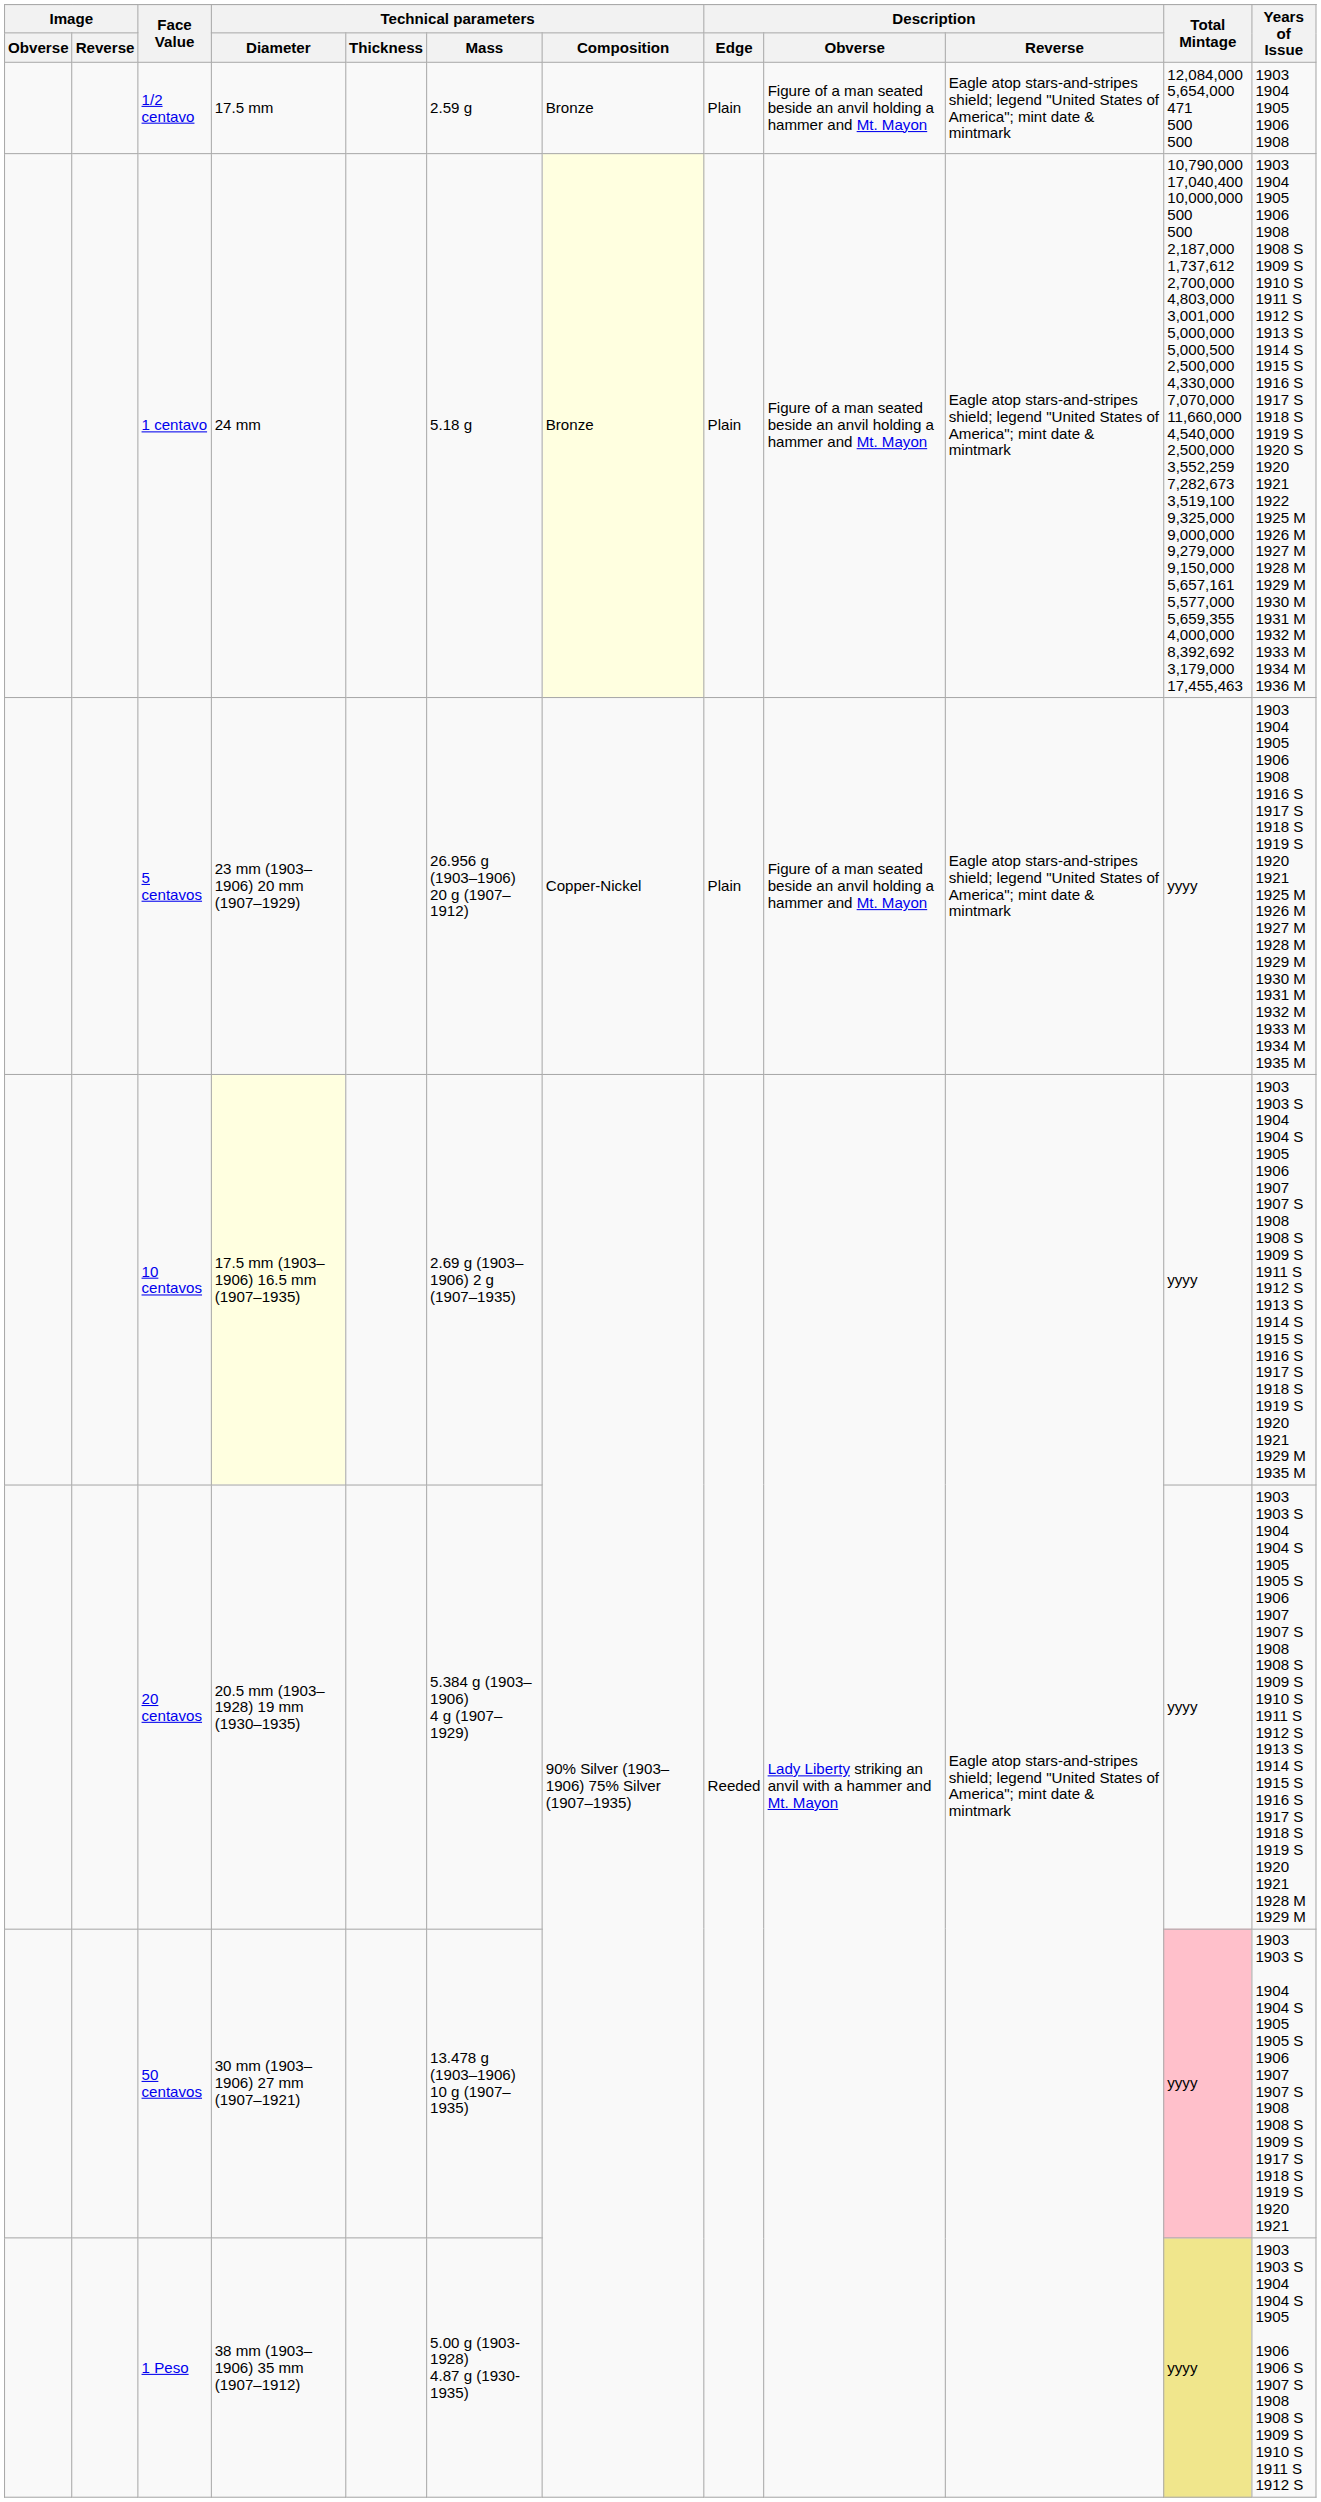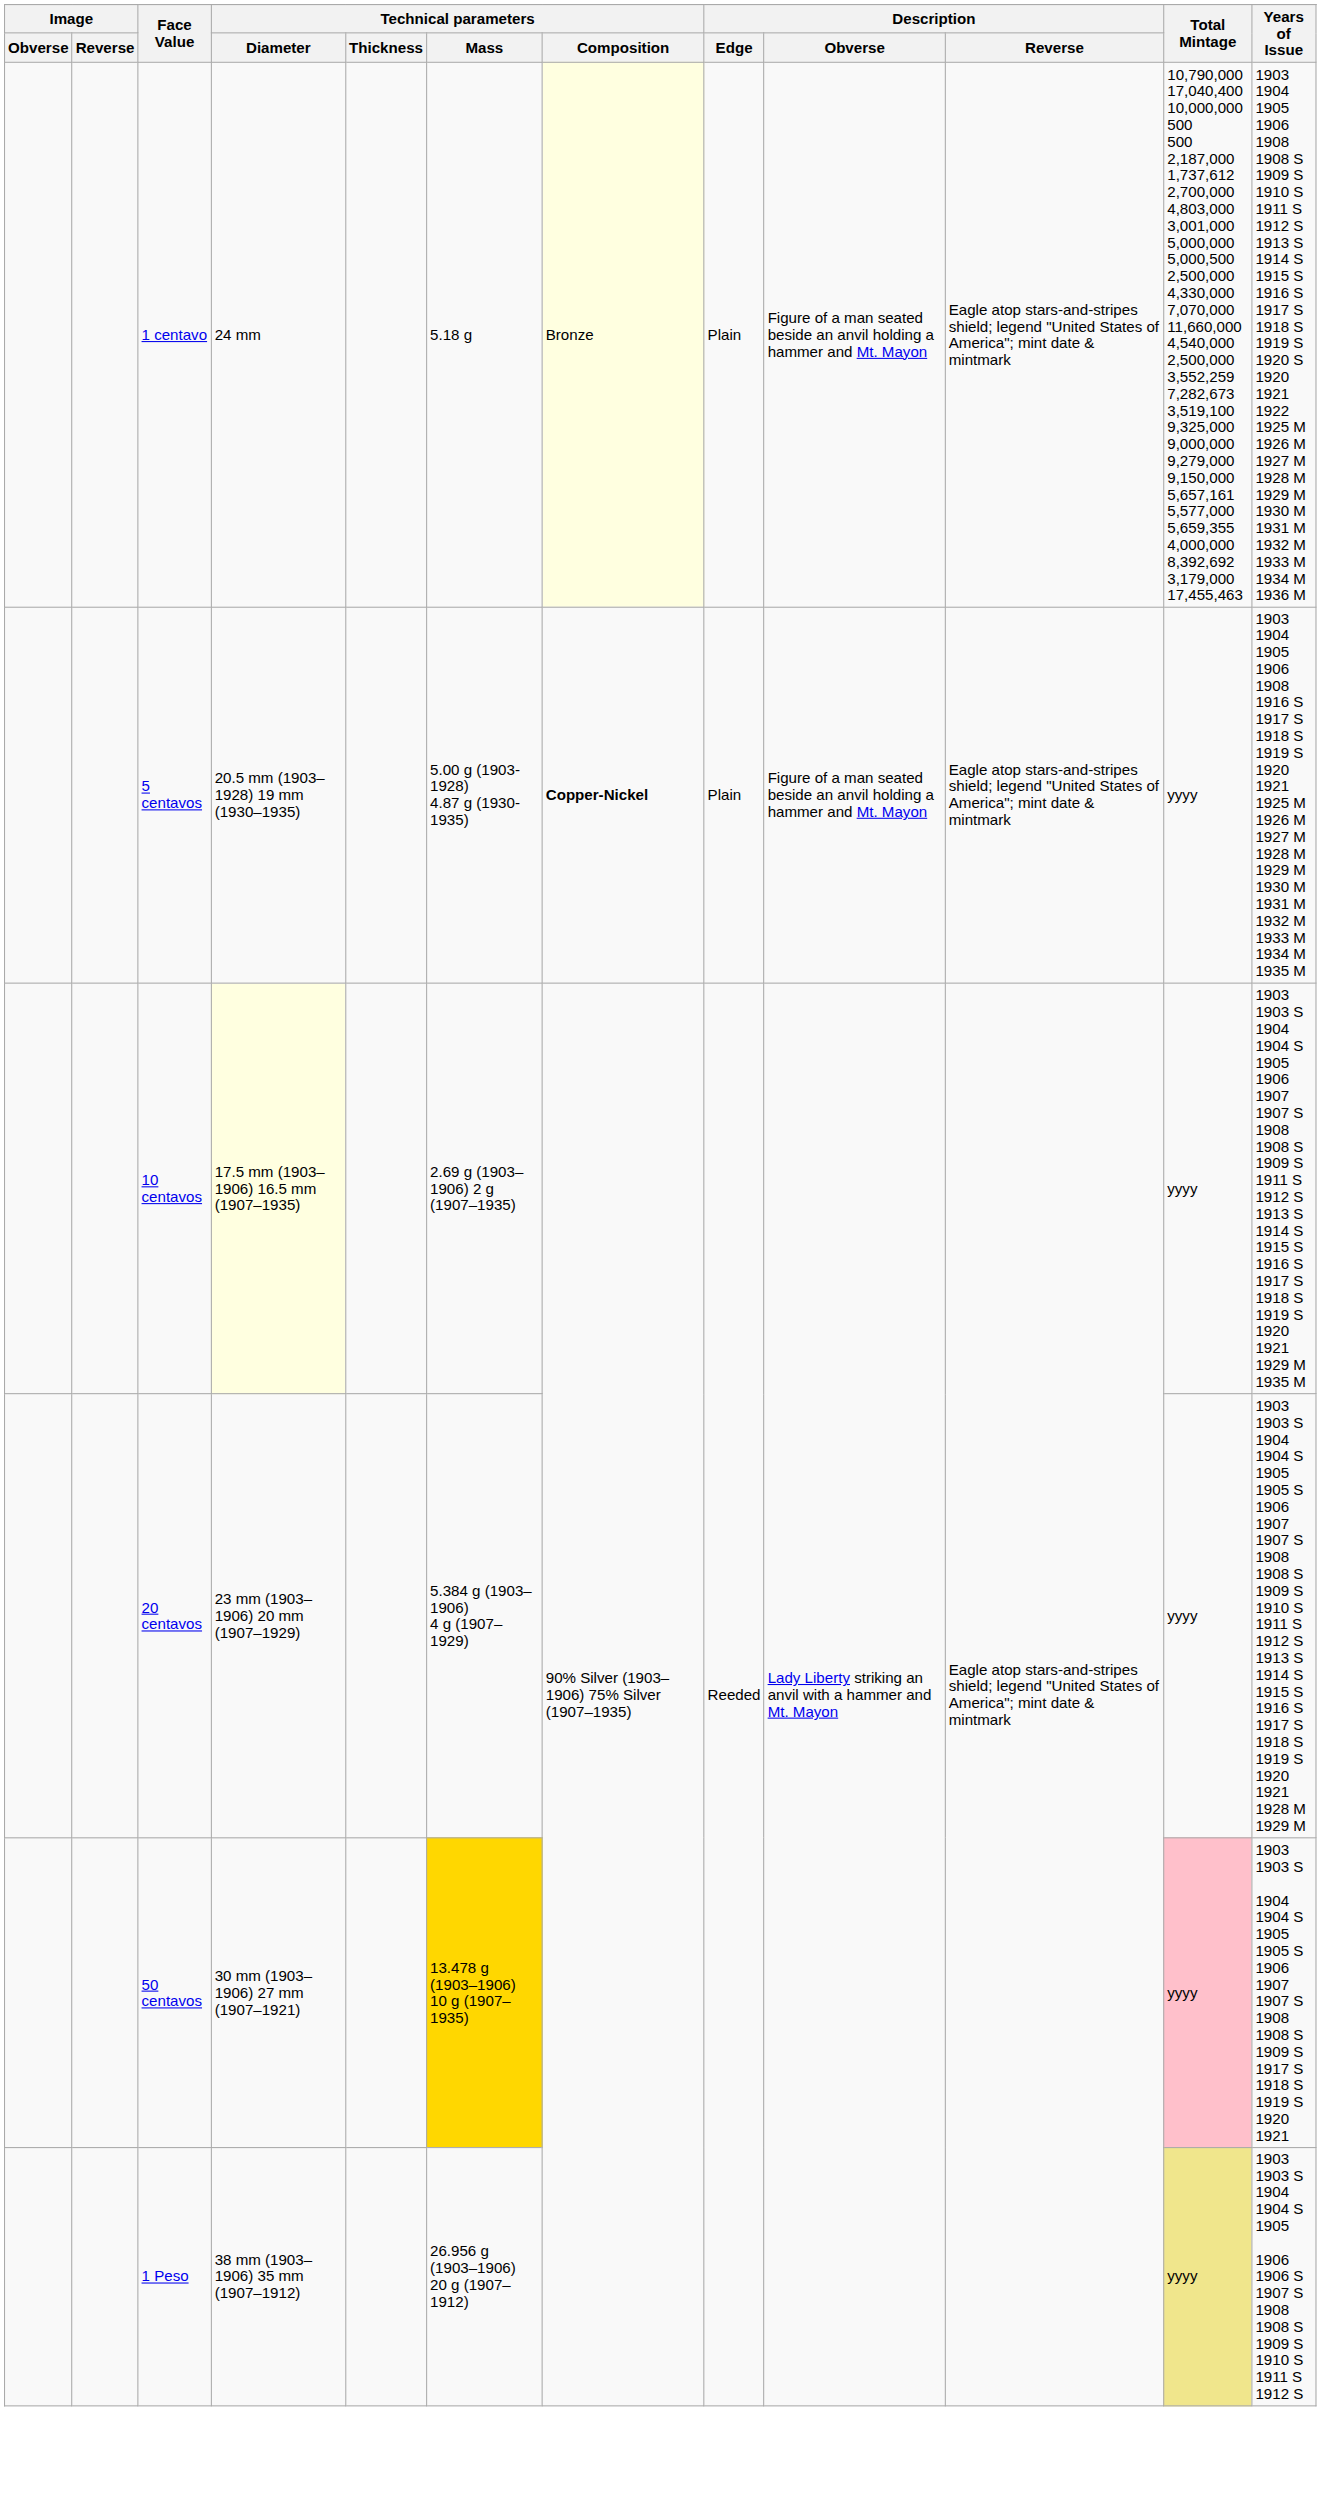- row: (168, 108)
(263, 887) 23 mm (1903–1906) 20 mm (1907–1929) -> (270, 795) 20.5 mm (1903–1928) 19 mm (1930–1935)
(473, 887) 26.956 g (1903–1906) 20 g (1907–1912) -> (475, 795) 5.00 g (1903-1928) 4.87 g (1930-1935)
(594, 887) normal -> (597, 795) bold
(270, 1707) 20.5 mm (1903–1928) 19 mm (1930–1935) -> (263, 1616) 23 mm (1903–1906) 20 mm (1907–1929)
(473, 2084) no background -> (473, 1993) gold background
(475, 2368) 5.00 g (1903-1928) 4.87 g (1930-1935) -> (473, 2277) 26.956 g (1903–1906) 20 g (1907–1912)
